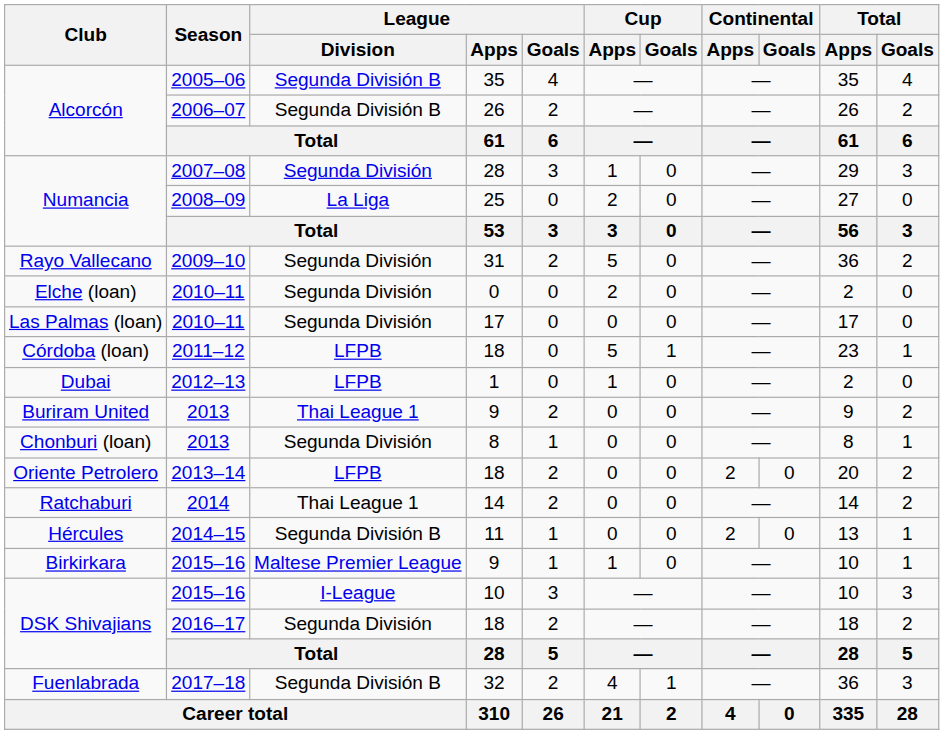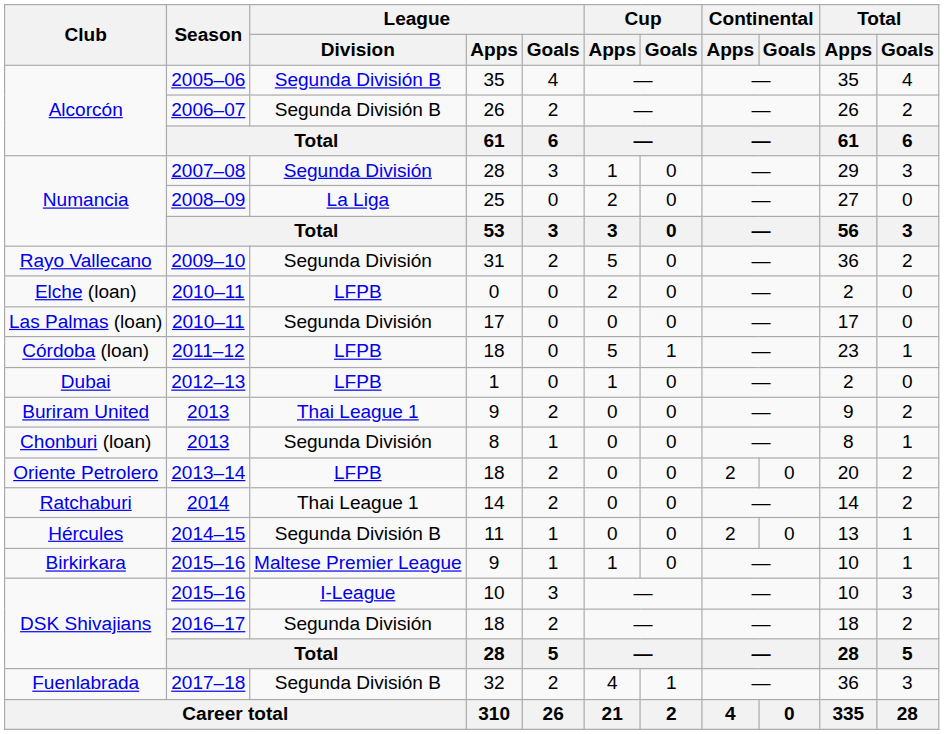(358, 291) Segunda División -> (358, 291) LFPB
